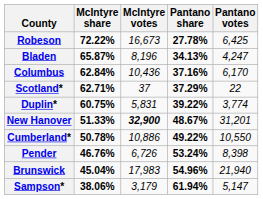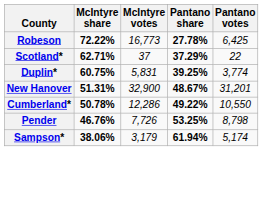(144, 40) 16,673 -> (144, 40) 16,773
- row: (39, 56)
- row: (39, 72)
(190, 105) 39.22% -> (190, 72) 39.25%
(97, 121) 51.33% -> (97, 89) 51.31%
(144, 121) bold -> (144, 89) normal
(144, 137) 10,886 -> (144, 105) 12,286
(144, 154) 6,726 -> (144, 121) 7,726
(190, 154) 53.24% -> (190, 121) 53.25%
(235, 154) 8,398 -> (235, 121) 8,798
- row: (39, 170)
(235, 186) 5,147 -> (235, 137) 5,174
